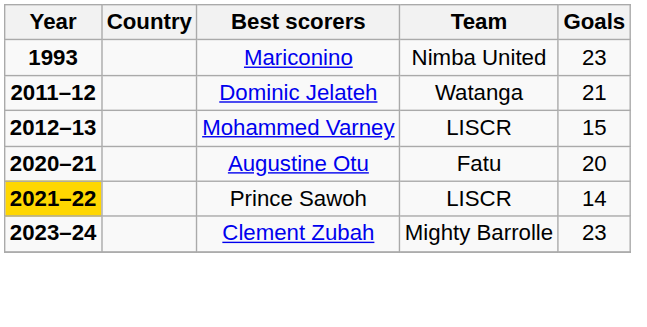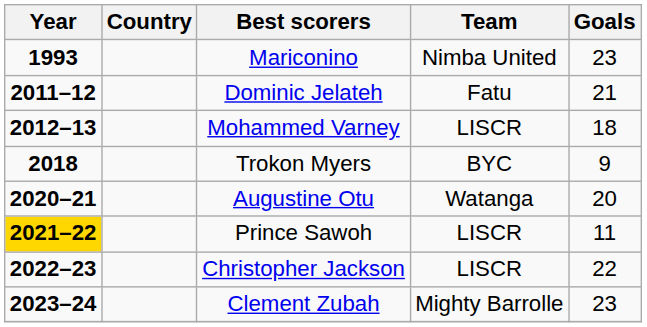(479, 92) Watanga -> (489, 92) Fatu
(594, 127) 15 -> (605, 127) 18
+ row: (304, 163)
(479, 163) Fatu -> (489, 198) Watanga
(594, 198) 14 -> (605, 233) 11
+ row: (304, 269)
